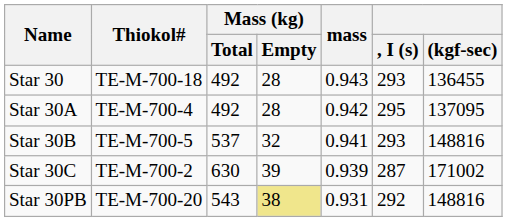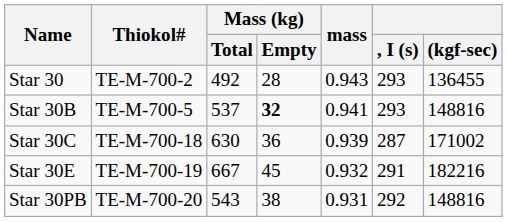(149, 79) TE-M-700-18 -> (144, 79) TE-M-700-2
- row: (43, 110)
(271, 140) normal -> (271, 110) bold
(144, 170) TE-M-700-2 -> (149, 140) TE-M-700-18
(271, 170) 39 -> (271, 140) 36
+ row: (42, 170)
(271, 200) khaki background -> (271, 200) no background
